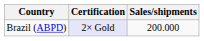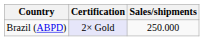(163, 28) 200.000 -> (163, 28) 250.000
